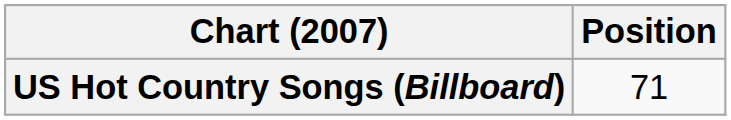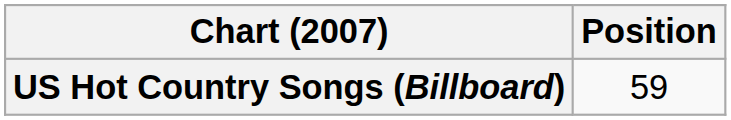(649, 86) 71 -> (649, 86) 59
